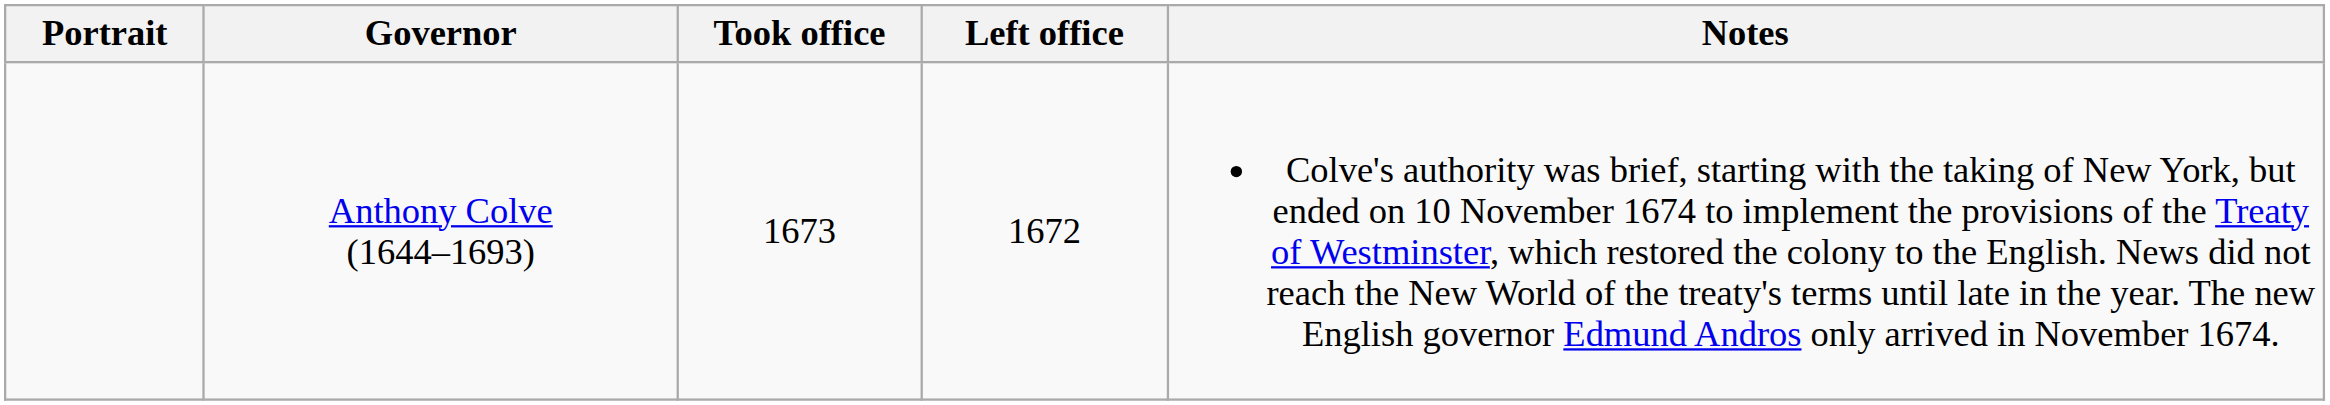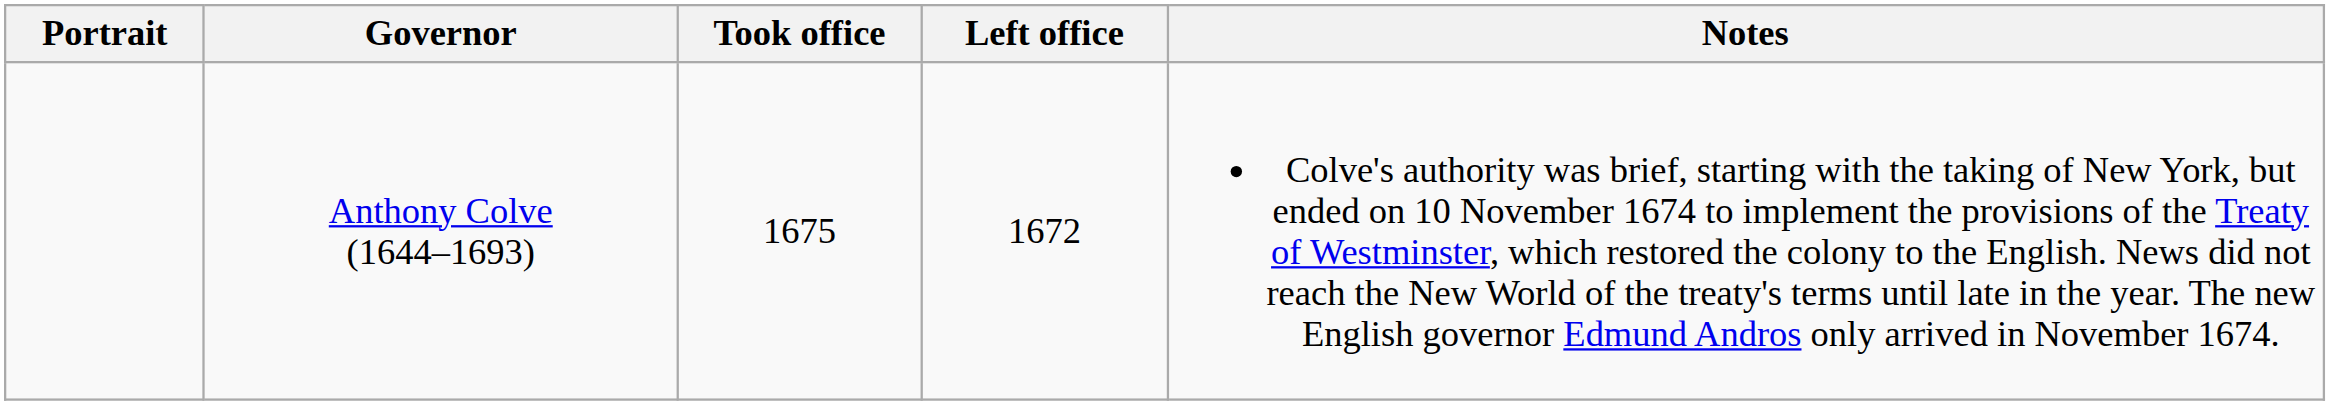(800, 230) 1673 -> (800, 230) 1675
